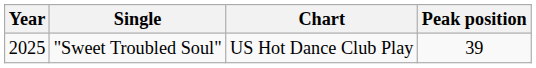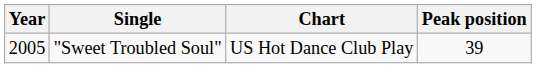(27, 47) 2025 -> (27, 47) 2005
